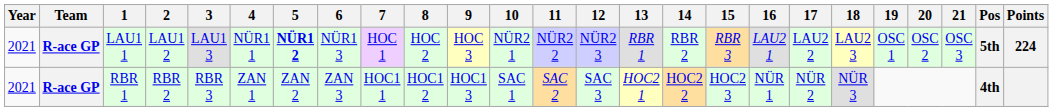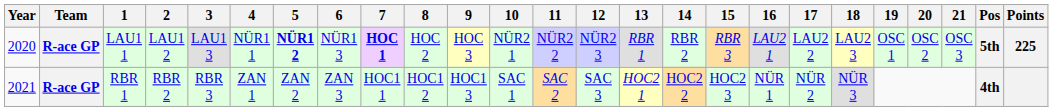(22, 46) 2021 -> (22, 46) 2020
(382, 46) normal -> (382, 46) bold
(1026, 46) 224 -> (1026, 46) 225
